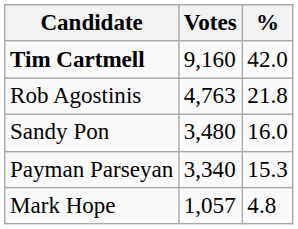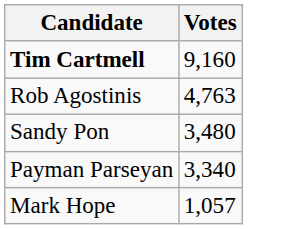- column: (268, 22)
